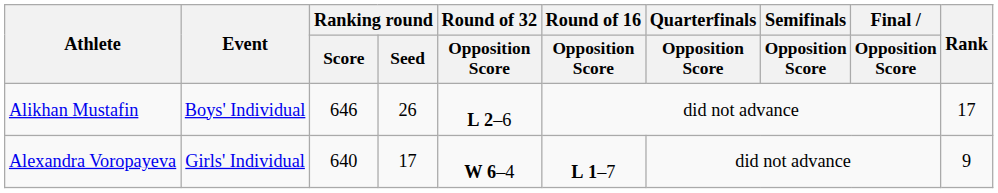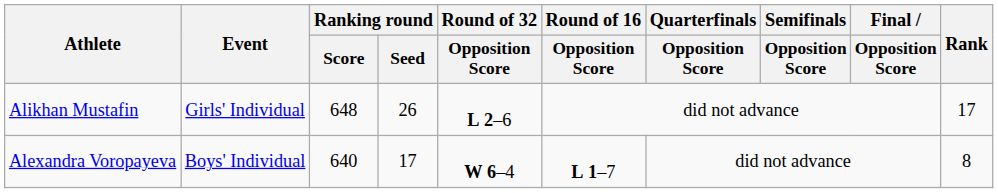(245, 109) Boys' Individual -> (245, 109) Girls' Individual
(344, 109) 646 -> (344, 109) 648
(245, 161) Girls' Individual -> (245, 161) Boys' Individual
(966, 161) 9 -> (966, 161) 8
